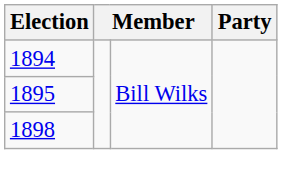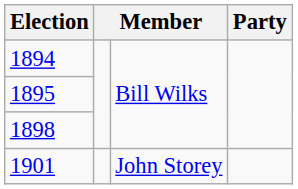+ row: (32, 165)
